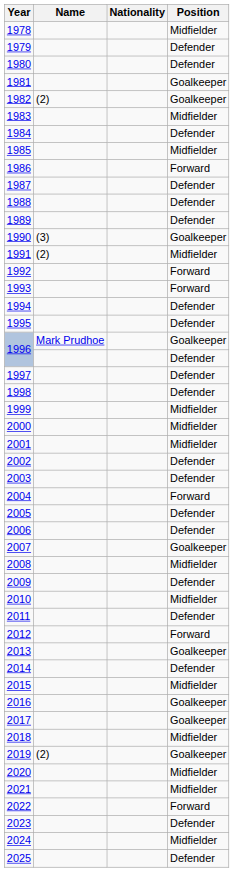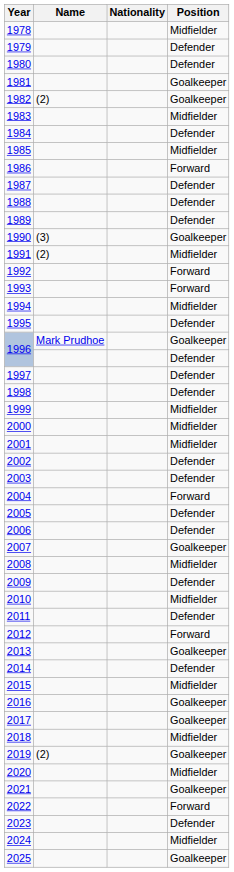(192, 306) Defender -> (194, 306) Midfielder
(194, 789) Midfielder -> (198, 789) Goalkeeper
(192, 858) Defender -> (198, 858) Goalkeeper
